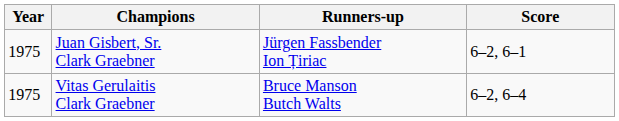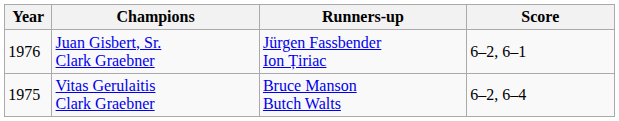(24, 51) 1975 -> (24, 51) 1976
